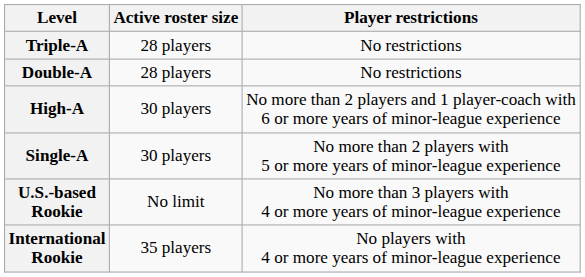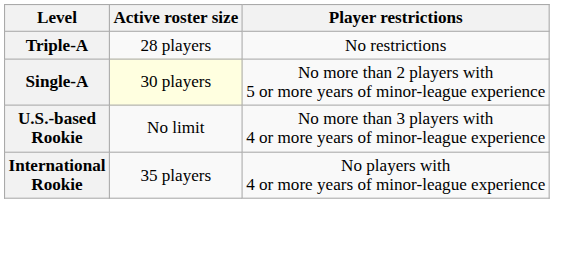- row: (57, 72)
- row: (57, 109)
(176, 155) no background -> (176, 82) lightyellow background
